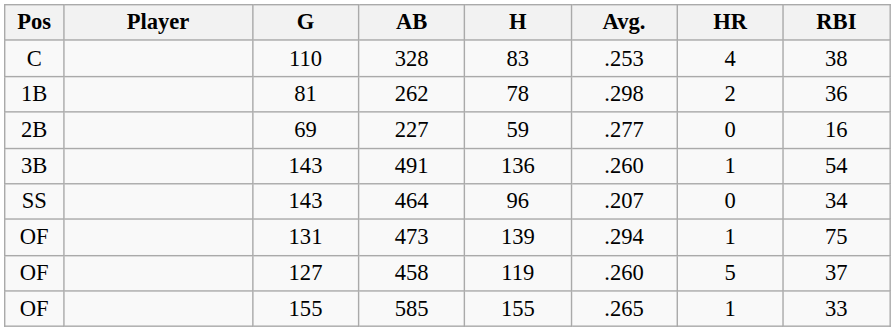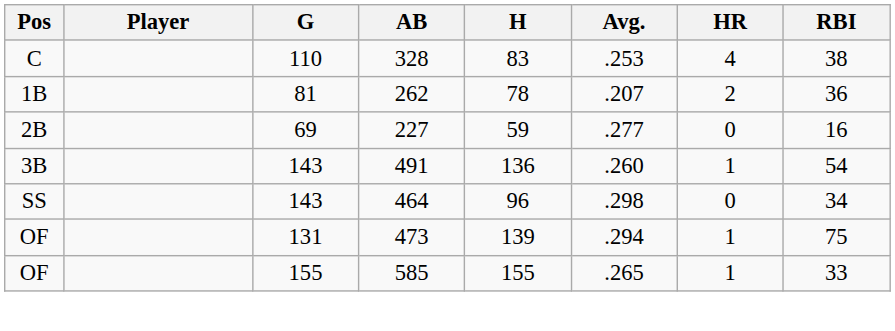(624, 93) .298 -> (624, 93) .207
(624, 201) .207 -> (624, 201) .298
- row: (412, 272)
